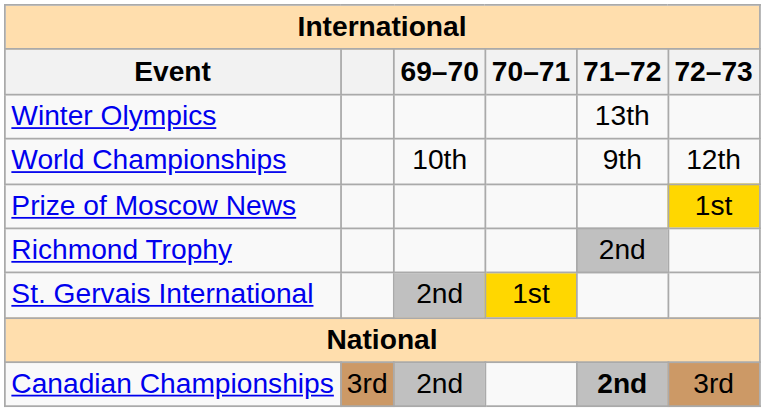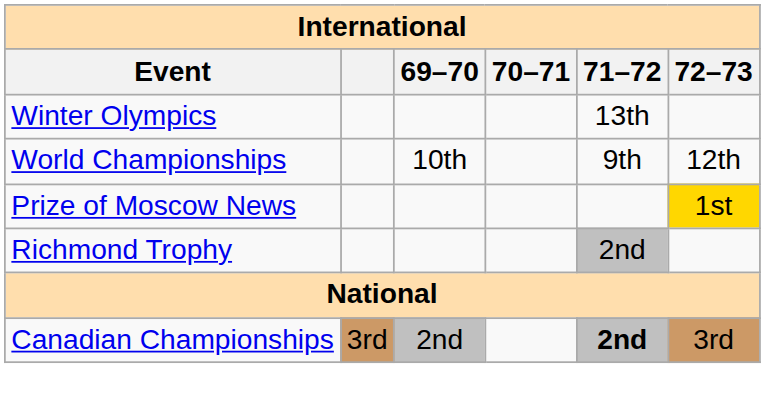- row: (162, 294)
